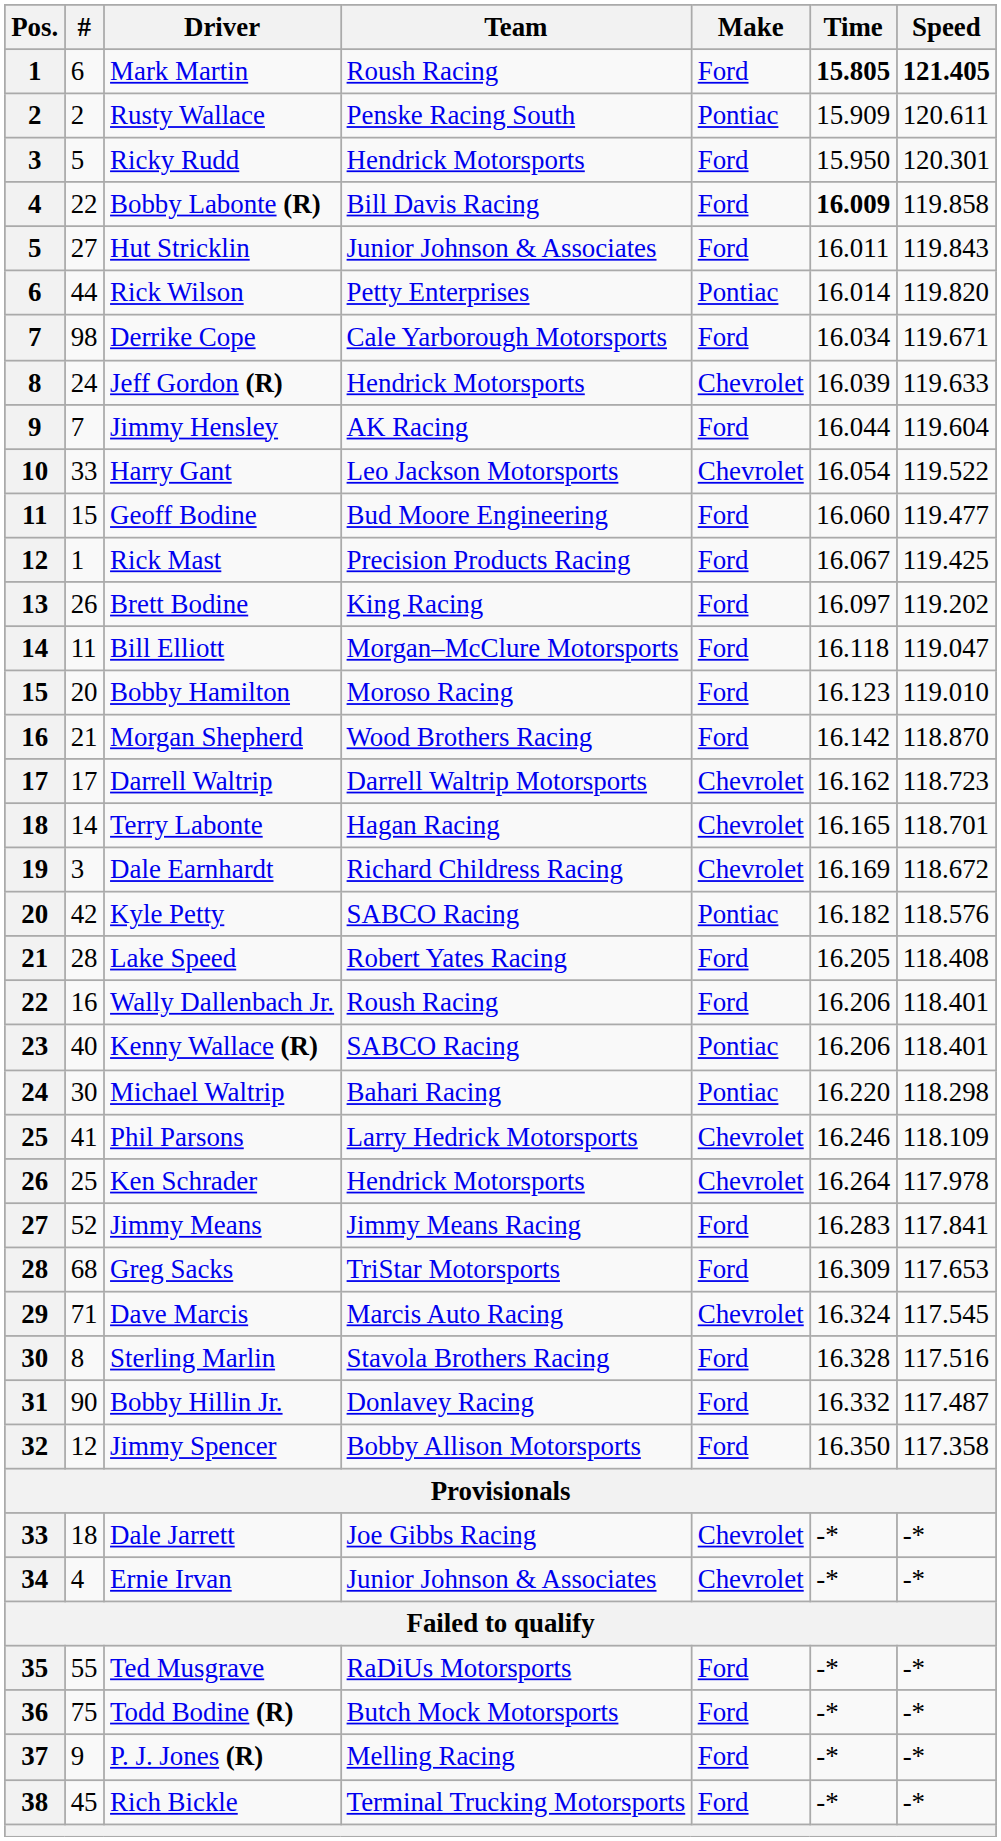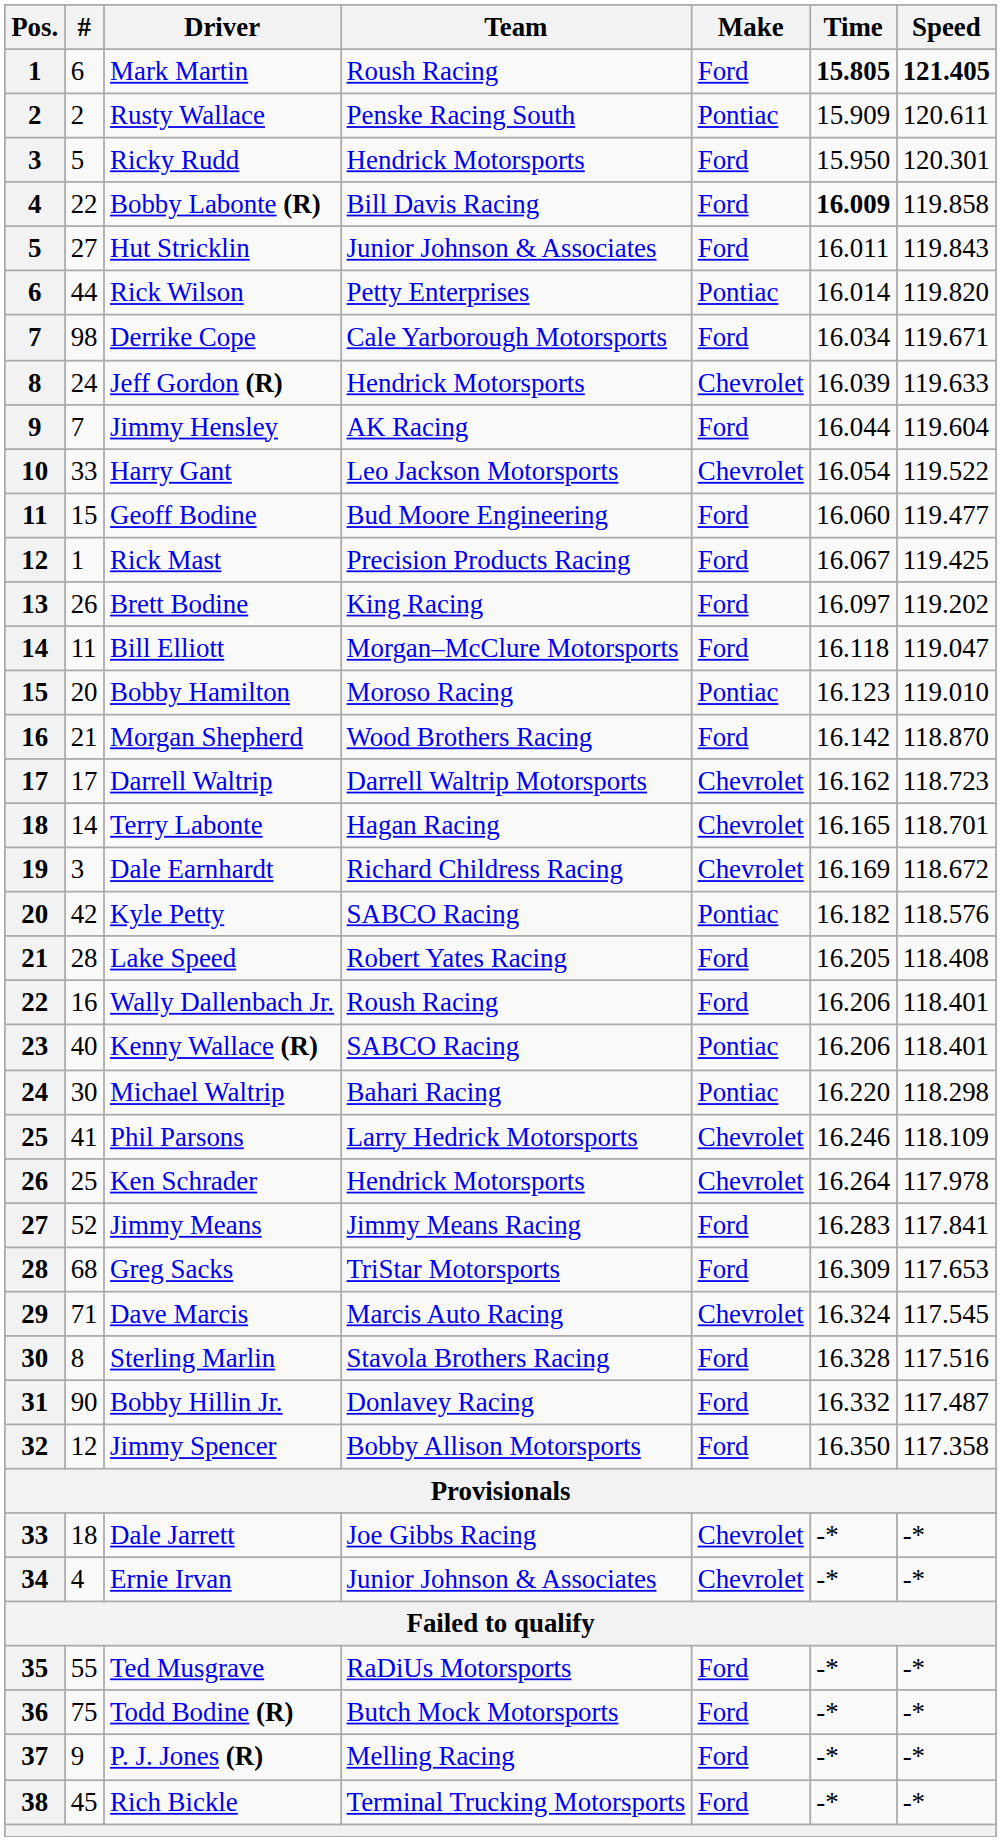(723, 692) Ford -> (738, 692) Pontiac
